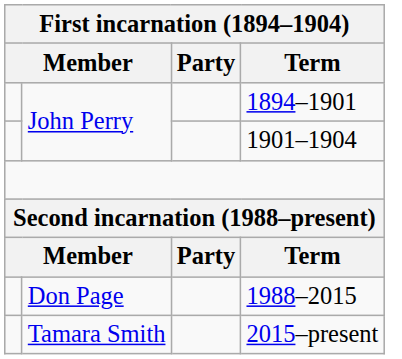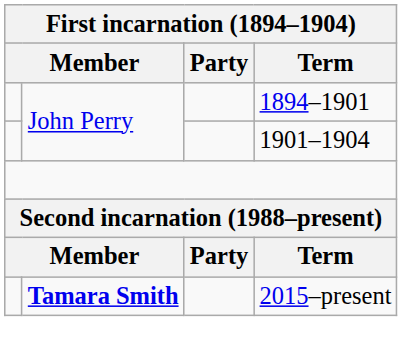- row: (302, 295)
(97, 334) normal -> (103, 295) bold
